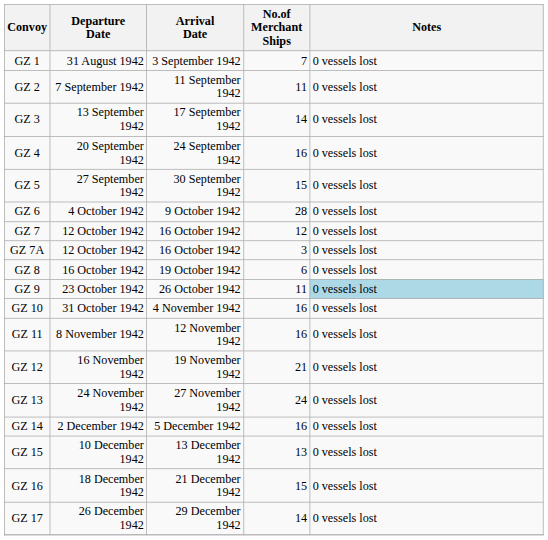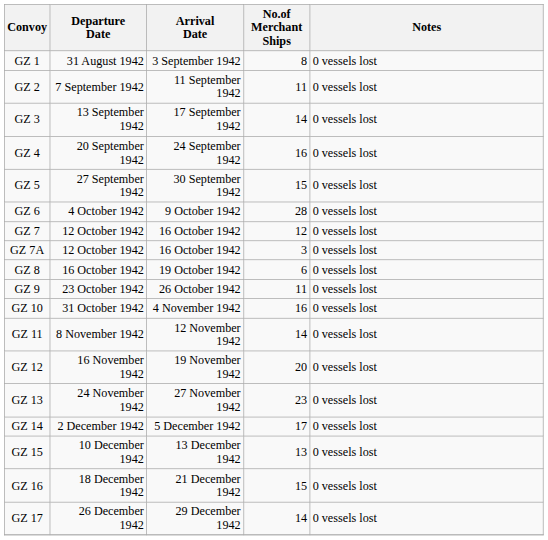(304, 60) 7 -> (304, 60) 8
(345, 289) lightblue background -> (345, 289) no background
(301, 334) 16 -> (301, 334) 14
(301, 367) 21 -> (301, 367) 20
(301, 400) 24 -> (301, 400) 23
(301, 426) 16 -> (301, 426) 17
